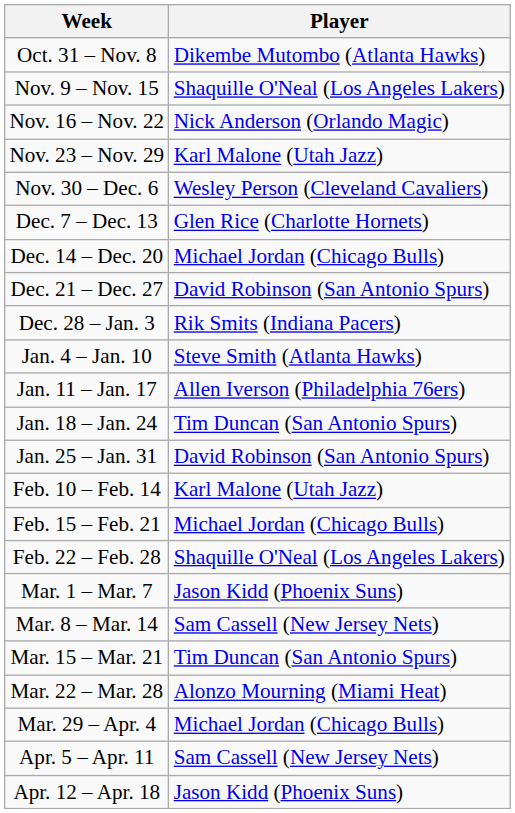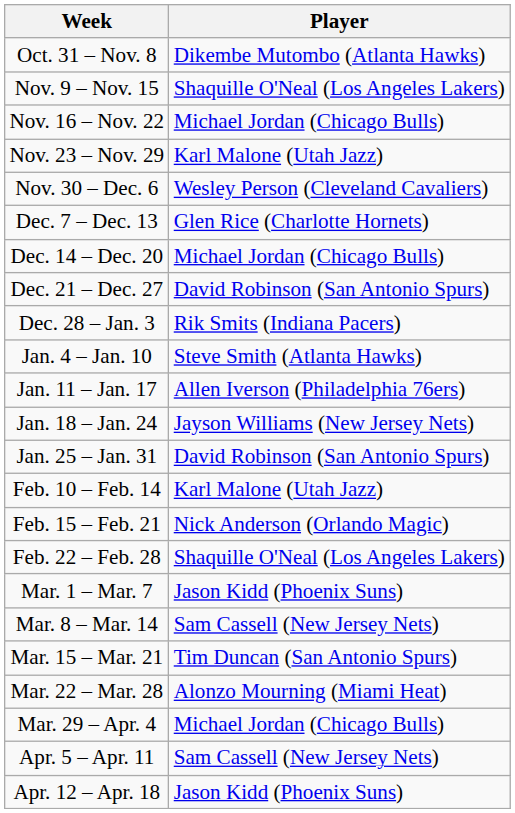(311, 121) Nick Anderson (Orlando Magic) -> (309, 121) Michael Jordan (Chicago Bulls)
(315, 423) Tim Duncan (San Antonio Spurs) -> (324, 423) Jayson Williams (New Jersey Nets)
(309, 523) Michael Jordan (Chicago Bulls) -> (311, 523) Nick Anderson (Orlando Magic)
